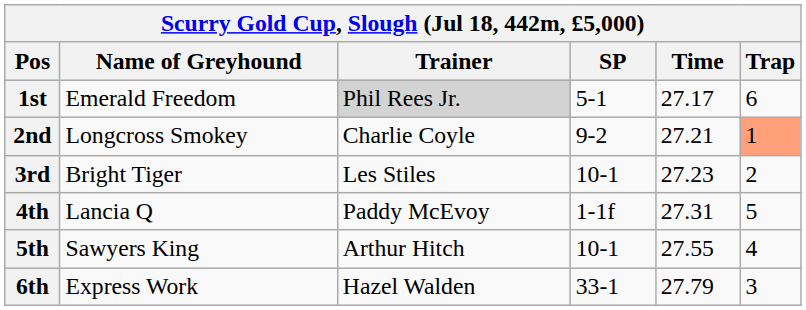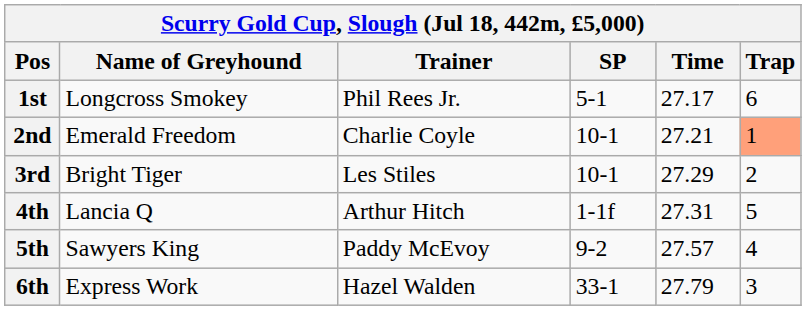(151, 98) Emerald Freedom -> (157, 98) Longcross Smokey
(402, 98) lightgrey background -> (402, 98) no background
(157, 135) Longcross Smokey -> (151, 135) Emerald Freedom
(592, 135) 9-2 -> (597, 135) 10-1
(687, 173) 27.23 -> (687, 173) 27.29
(416, 211) Paddy McEvoy -> (404, 211) Arthur Hitch
(404, 248) Arthur Hitch -> (416, 248) Paddy McEvoy
(597, 248) 10-1 -> (592, 248) 9-2
(687, 248) 27.55 -> (687, 248) 27.57
